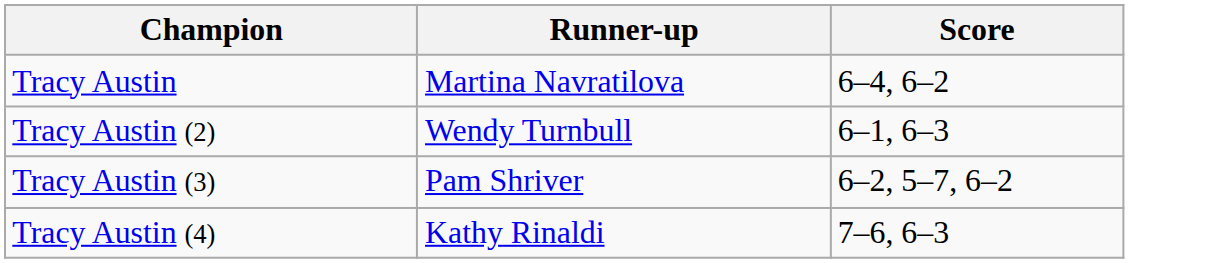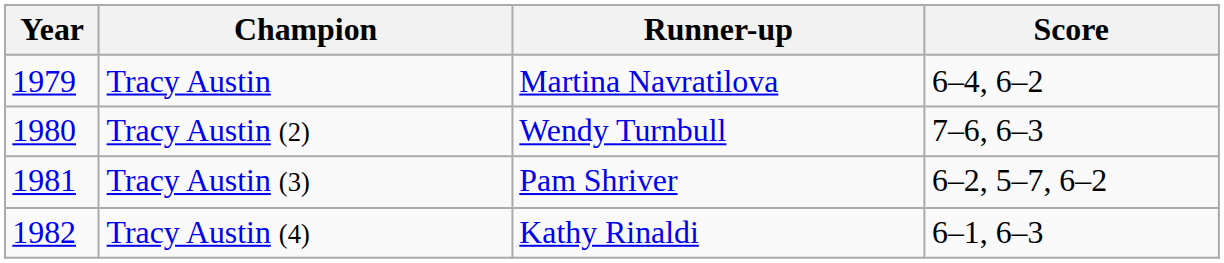+ column: (52, 29)
(893, 130) 6–1, 6–3 -> (988, 130) 7–6, 6–3
(893, 231) 7–6, 6–3 -> (988, 231) 6–1, 6–3
